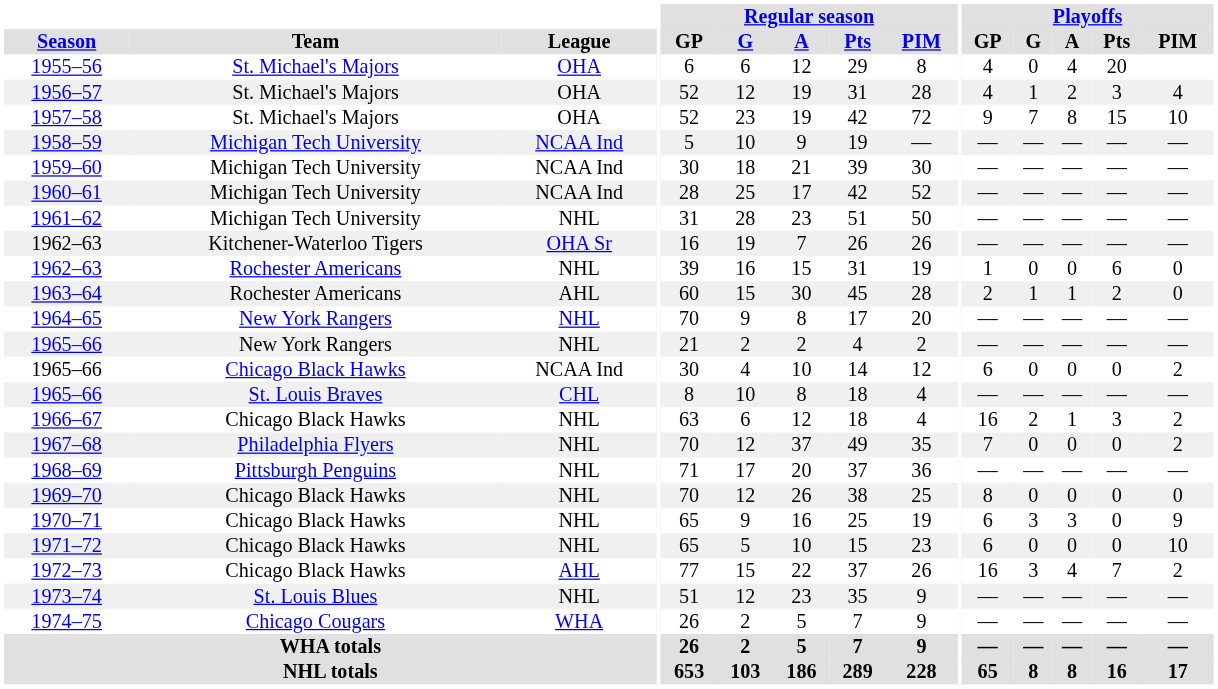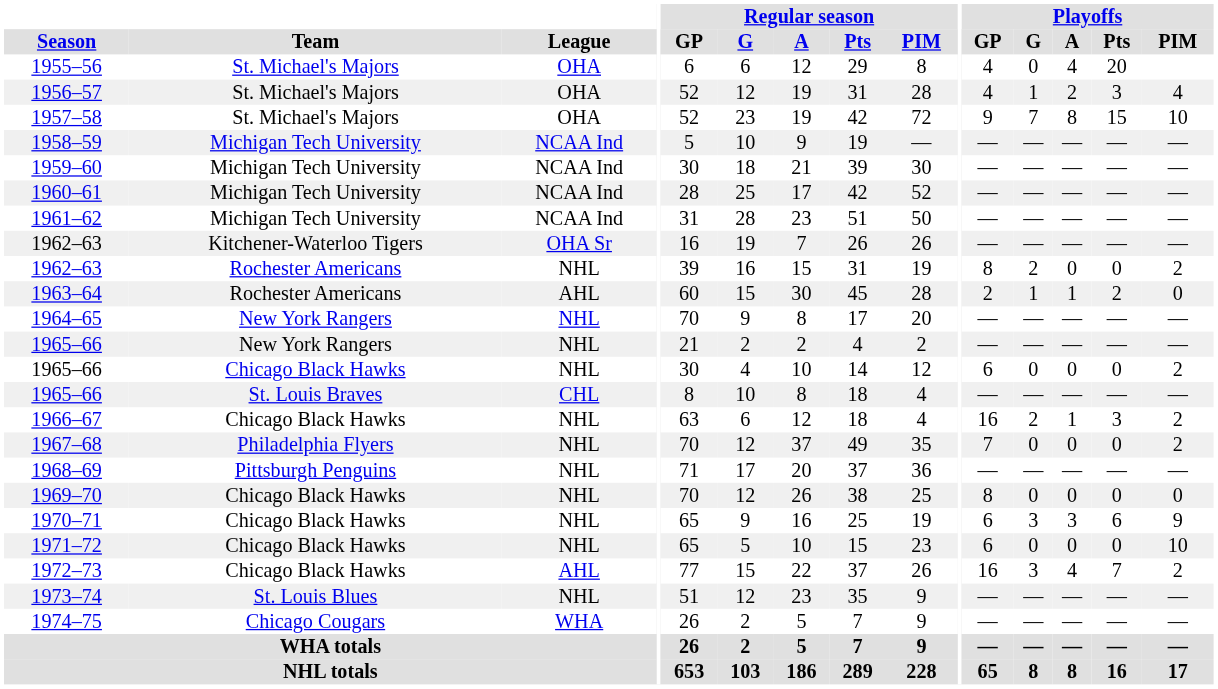(579, 218) NHL -> (579, 218) NCAA Ind
(988, 268) 1 -> (988, 268) 8
(1033, 268) 0 -> (1033, 268) 2
(1117, 268) 6 -> (1117, 268) 0
(1178, 268) 0 -> (1178, 268) 2
(579, 369) NCAA Ind -> (579, 369) NHL
(1117, 520) 0 -> (1117, 520) 6
